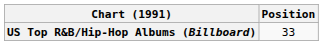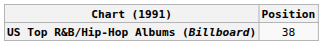(288, 32) 33 -> (288, 32) 38
